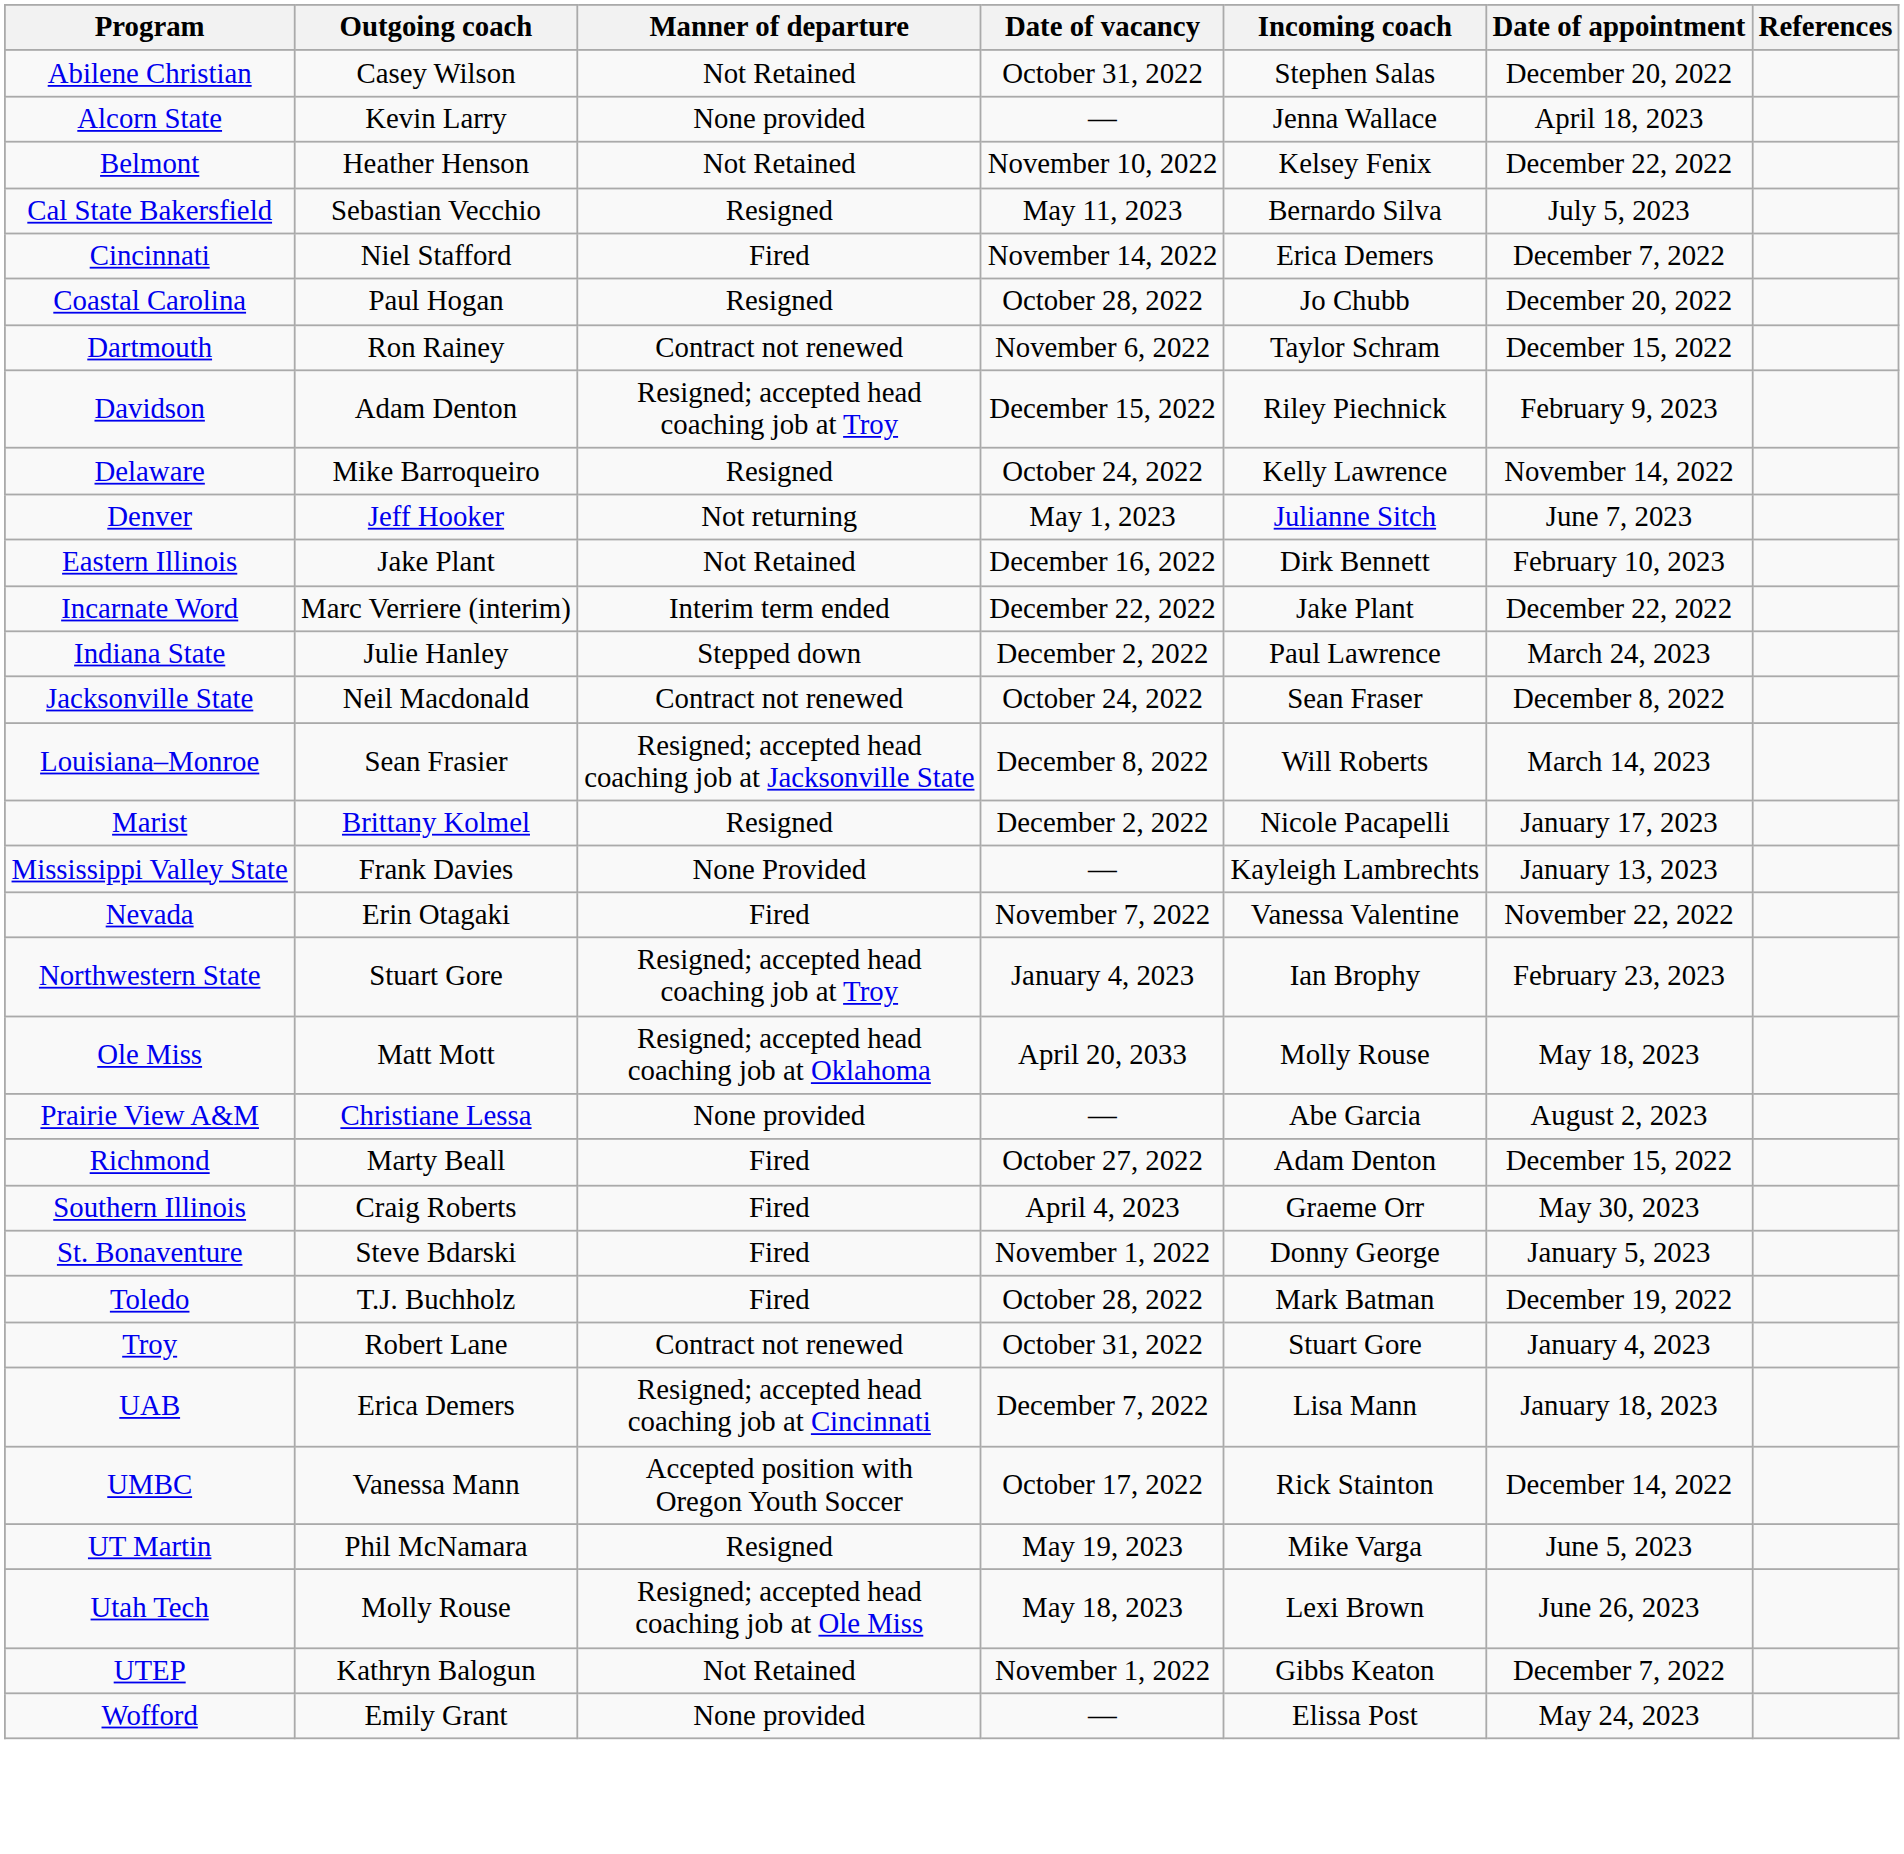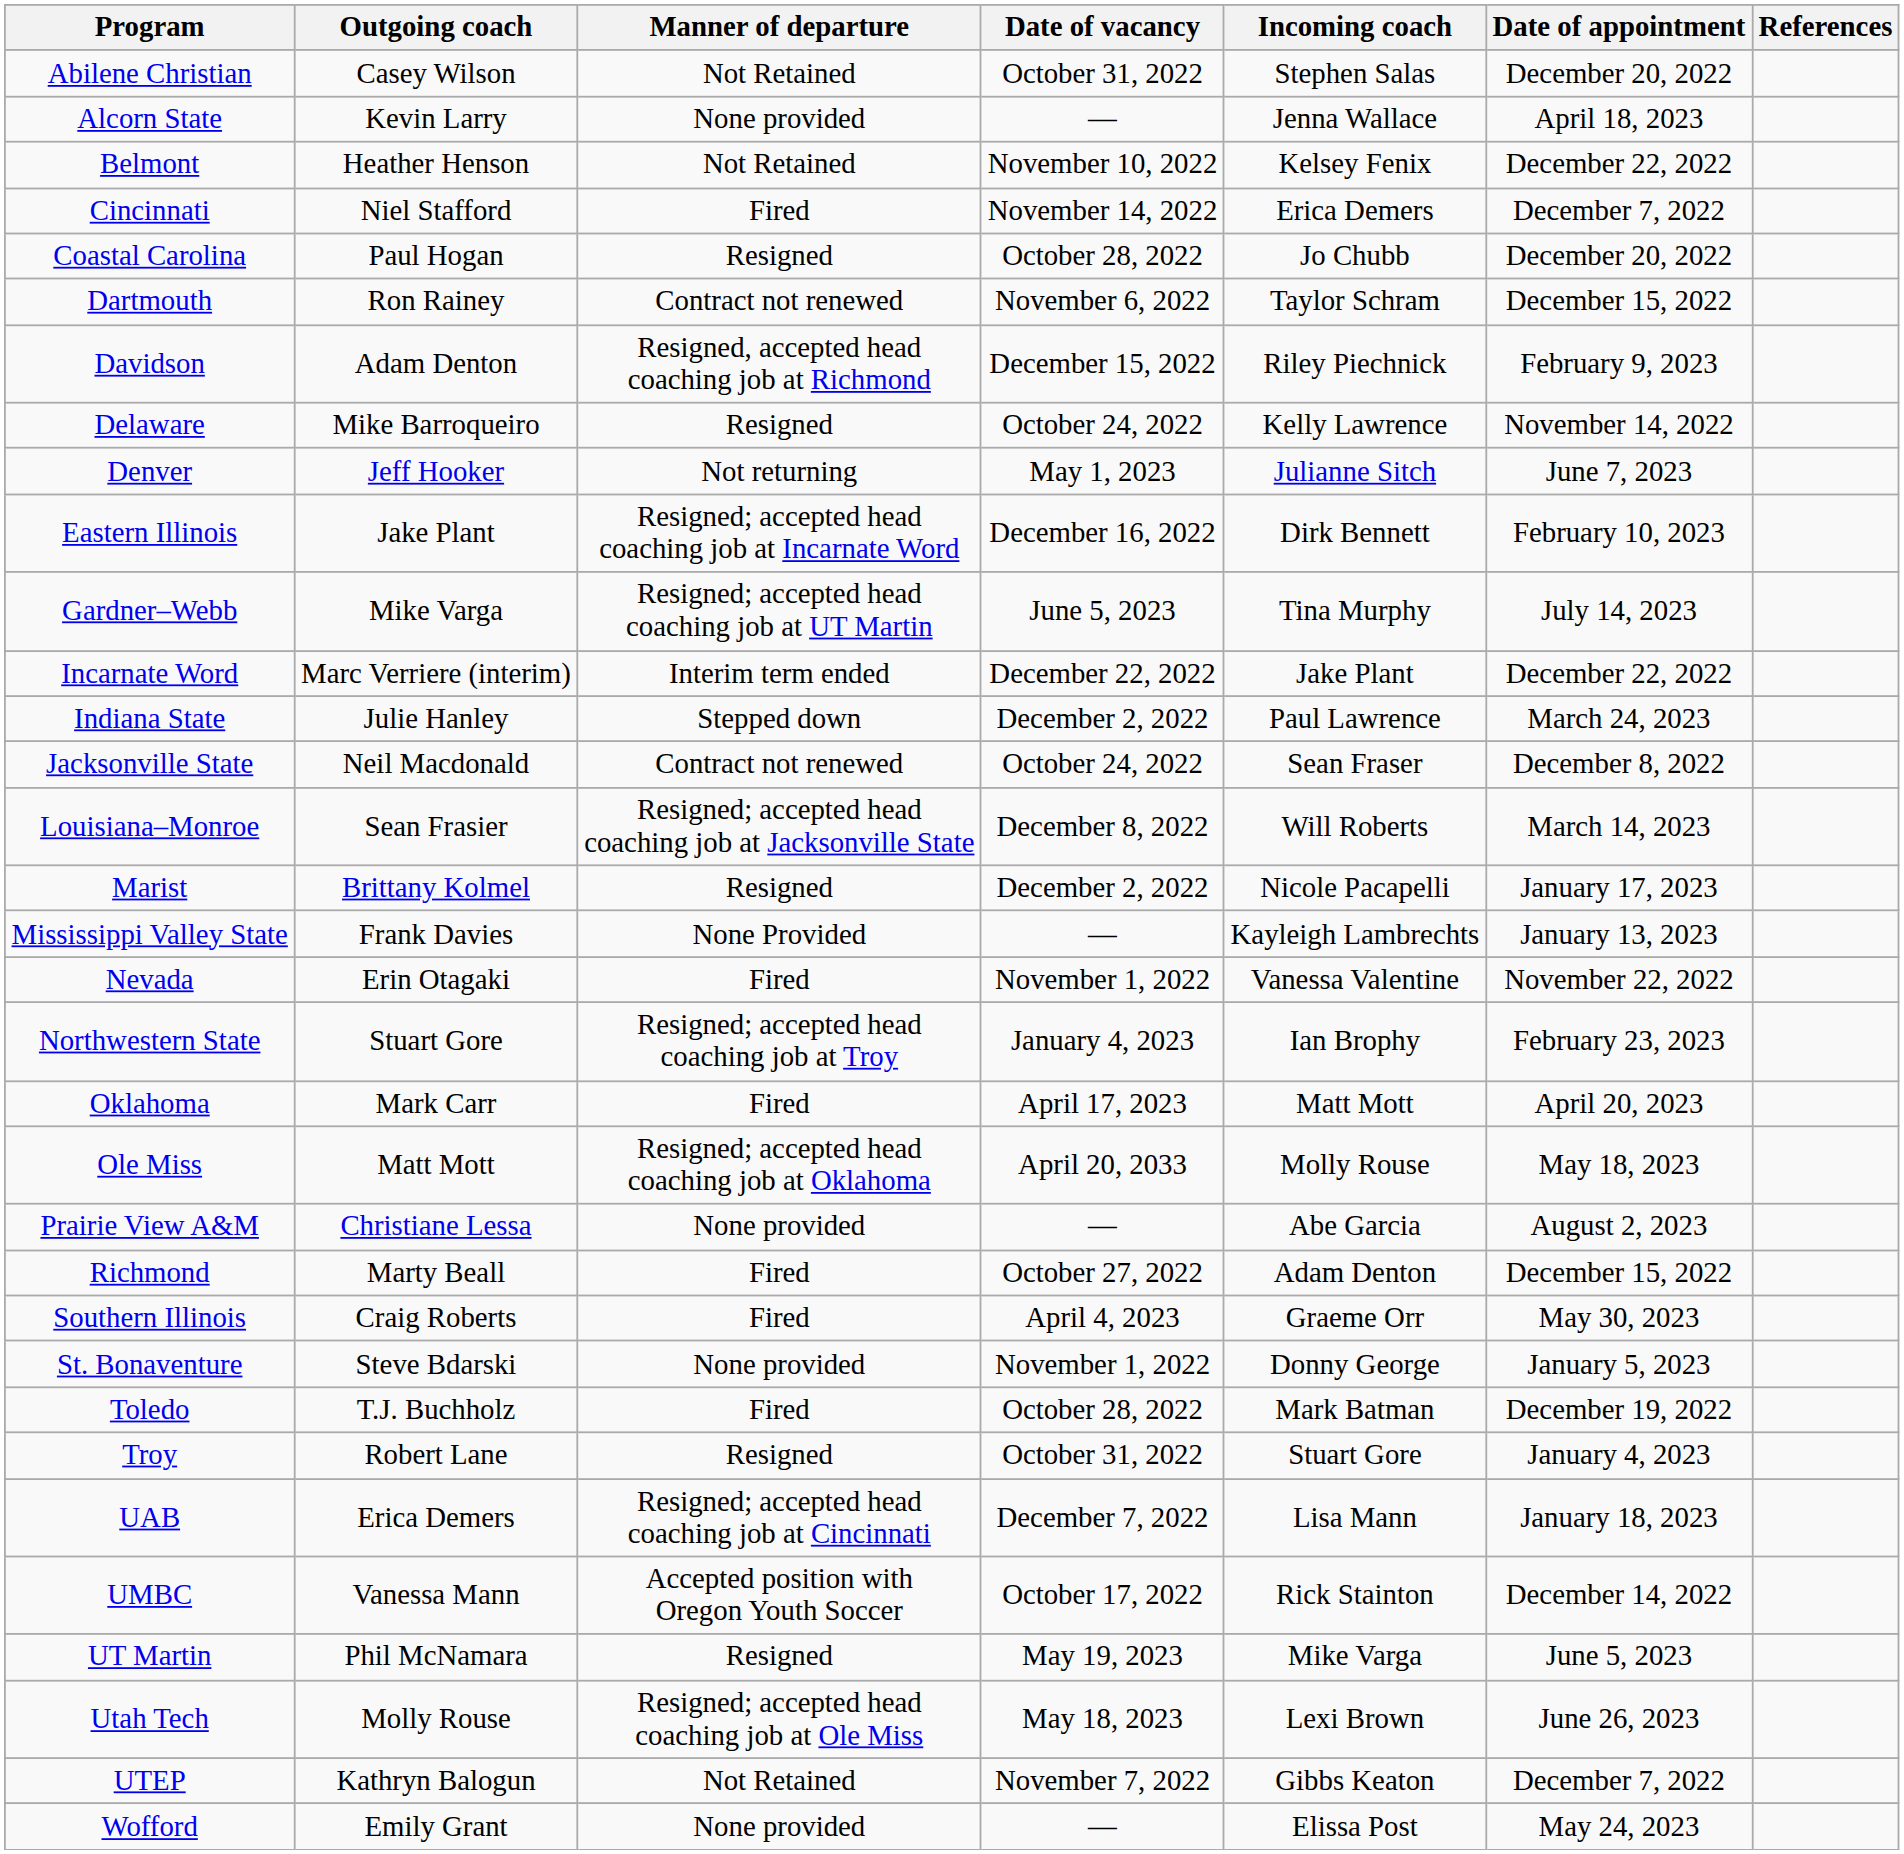- row: (150, 210)
(779, 408) Resigned; accepted head coaching job at Troy -> (779, 363) Resigned, accepted head coaching job at Richmond
(779, 562) Not Retained -> (779, 532) Resigned; accepted head coaching job at Incarnate Word
+ row: (150, 610)
(1103, 914) November 7, 2022 -> (1103, 979) November 1, 2022
+ row: (150, 1102)
(779, 1253) Fired -> (779, 1363) None provided
(779, 1344) Contract not renewed -> (779, 1454) Resigned
(1103, 1670) November 1, 2022 -> (1103, 1780) November 7, 2022
